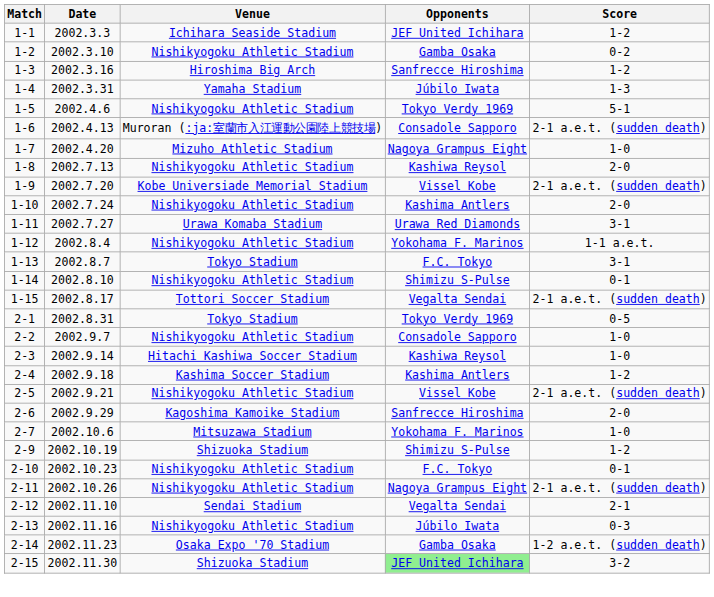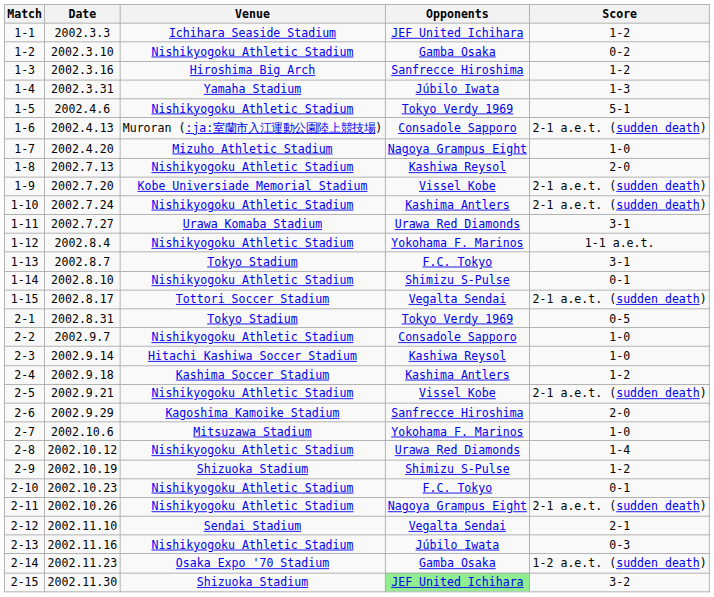(620, 205) 2-0 -> (620, 205) 2-1 a.e.t. (sudden death)
+ row: (25, 450)
